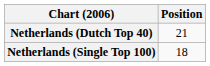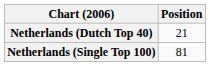(182, 52) 18 -> (182, 52) 81
